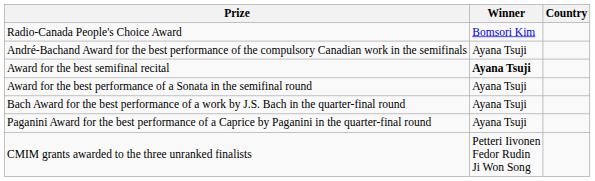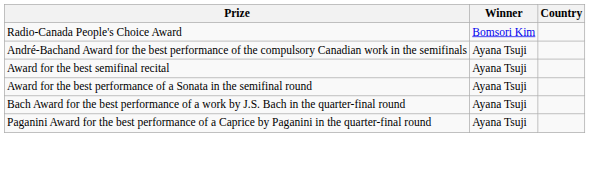(501, 68) bold -> (500, 68) normal
- row: (129, 154)
